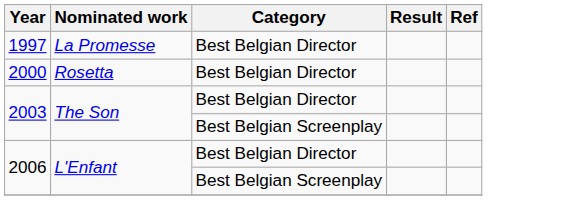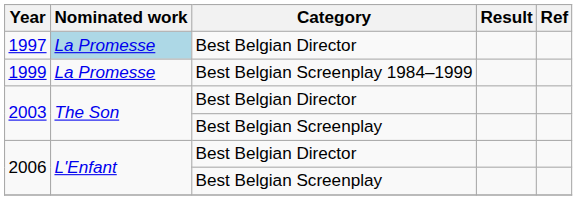(105, 45) no background -> (105, 45) lightblue background
+ row: (28, 72)
- row: (28, 72)
